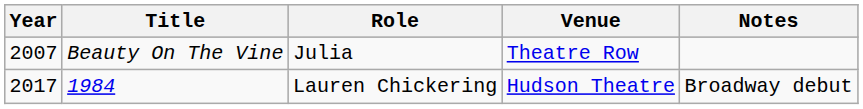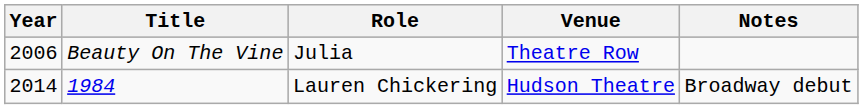(34, 54) 2007 -> (34, 54) 2006
(34, 86) 2017 -> (34, 86) 2014
